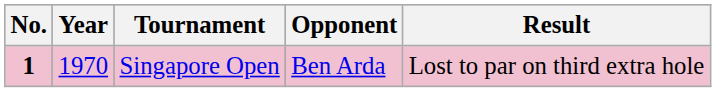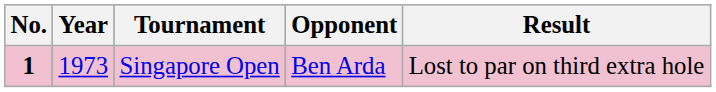(83, 65) 1970 -> (83, 65) 1973
